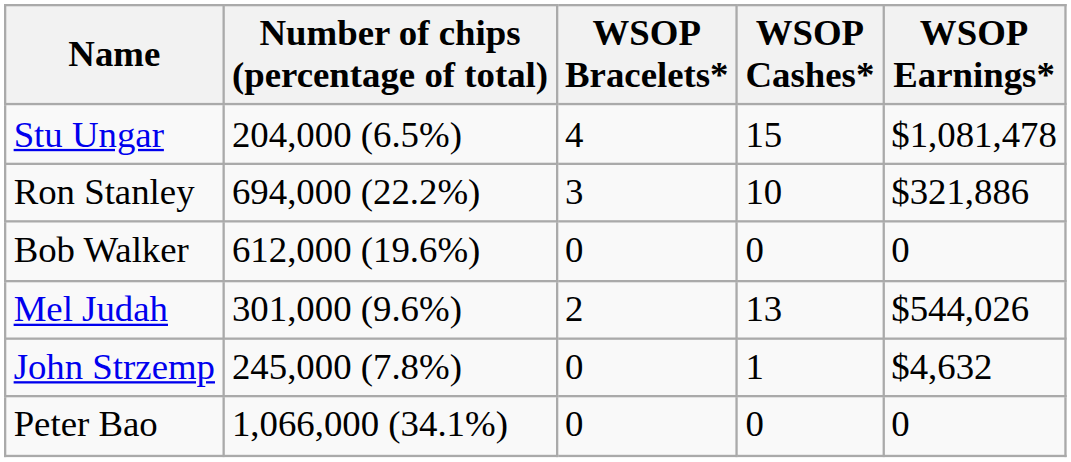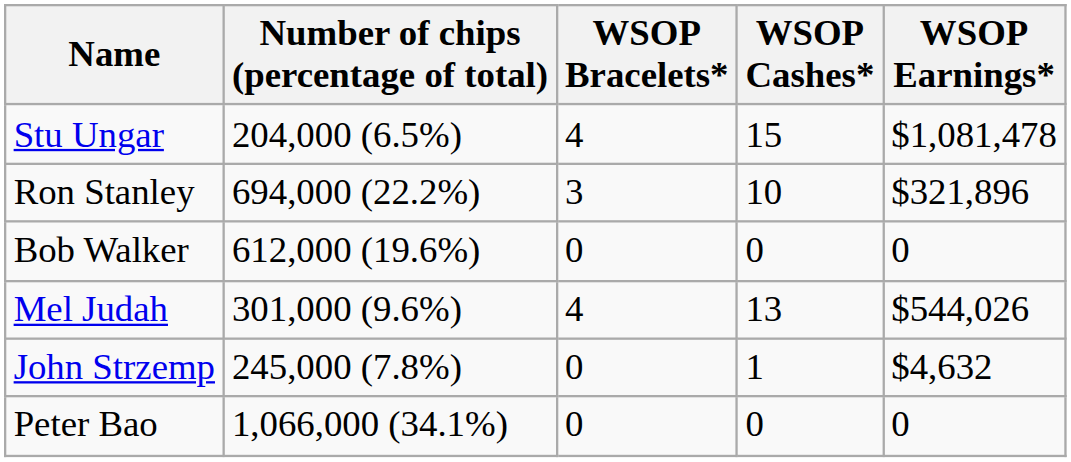(960, 191) $321,886 -> (960, 191) $321,896
(574, 308) 2 -> (574, 308) 4
